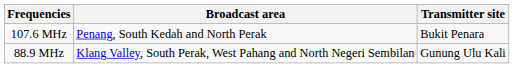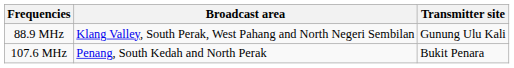rows swapped: (39, 53) <-> (39, 33)
